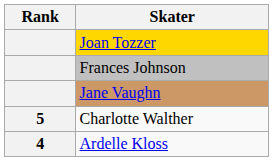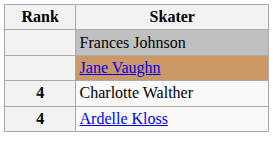- row: (118, 42)
(40, 118) 5 -> (40, 93) 4
